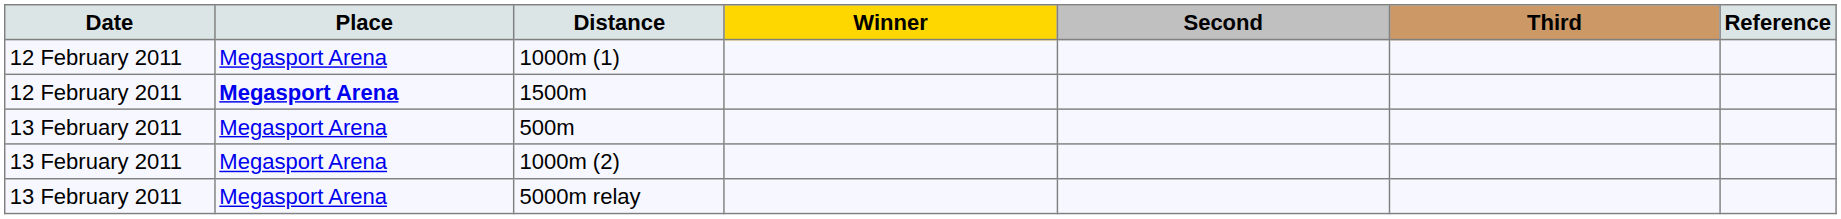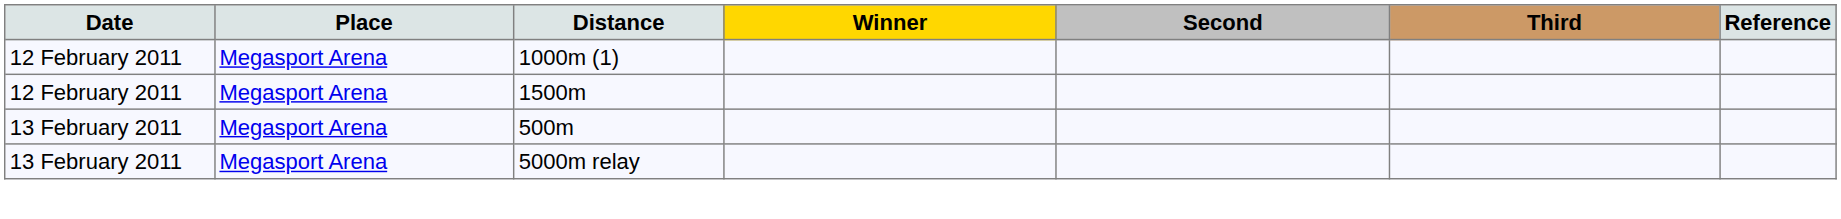(309, 92) bold -> (303, 92) normal
- row: (570, 161)
